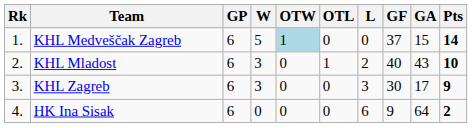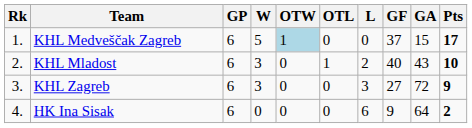(451, 39) 14 -> (451, 39) 17
(394, 87) 30 -> (394, 87) 27
(422, 87) 17 -> (422, 87) 72
